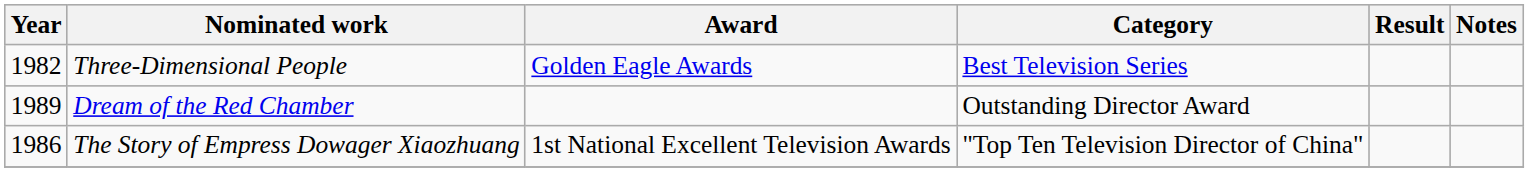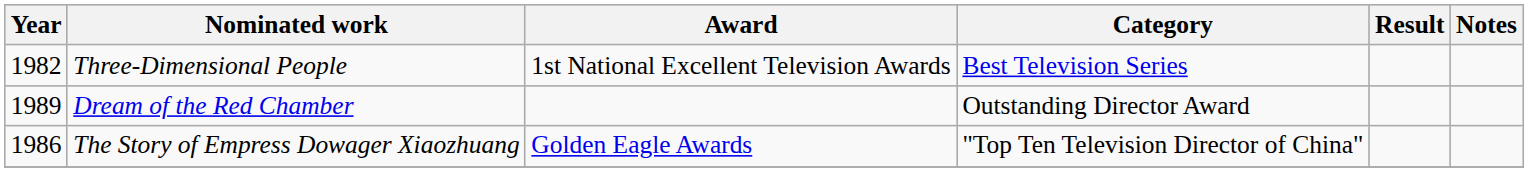(642, 65) Golden Eagle Awards -> (741, 65) 1st National Excellent Television Awards
(741, 145) 1st National Excellent Television Awards -> (642, 145) Golden Eagle Awards
